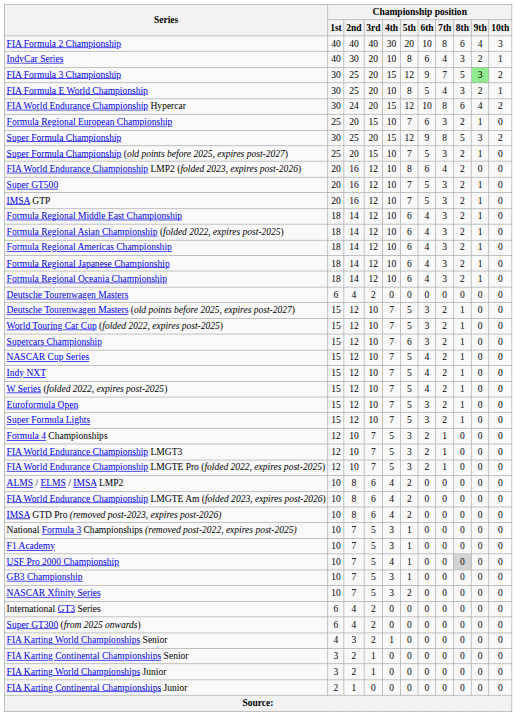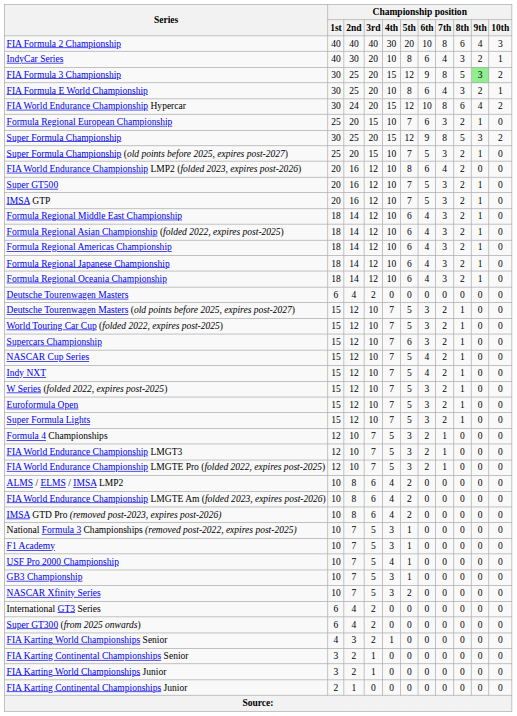(445, 74) 7 -> (445, 74) 8
(427, 90) 5 -> (427, 90) 6
(427, 388) 4 -> (427, 388) 3
(462, 561) lightgrey background -> (462, 561) no background
